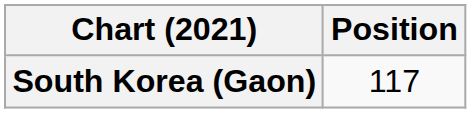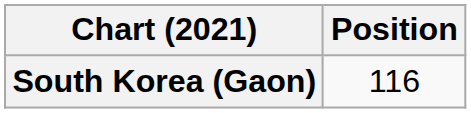(394, 81) 117 -> (394, 81) 116
